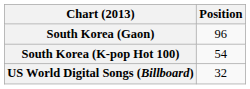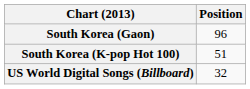(221, 53) 54 -> (221, 53) 51
